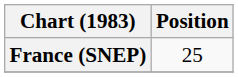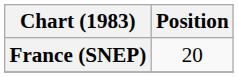(192, 54) 25 -> (192, 54) 20
